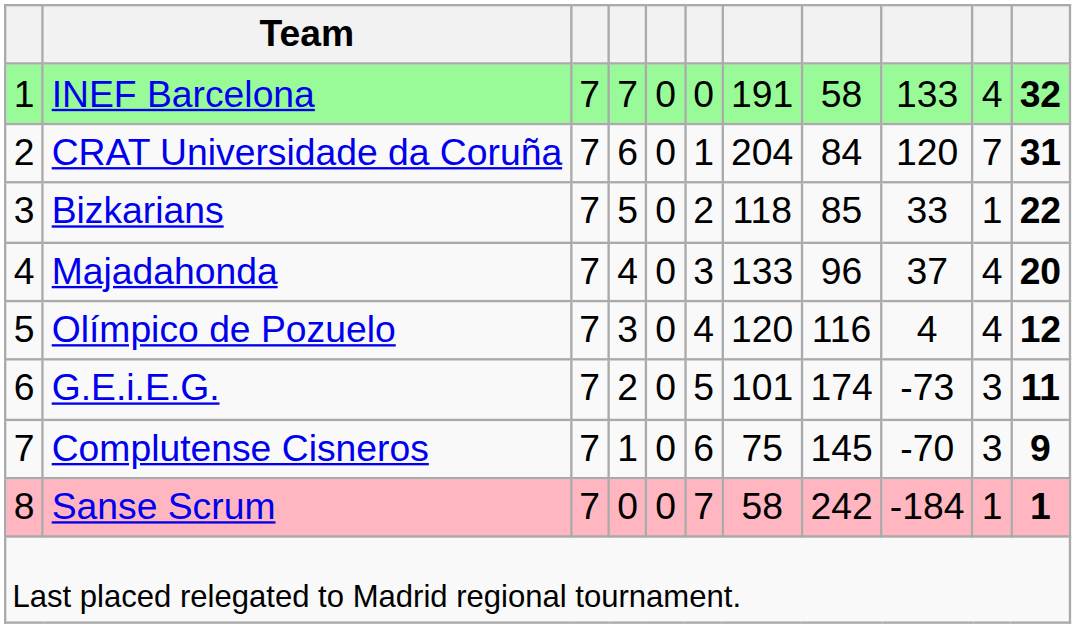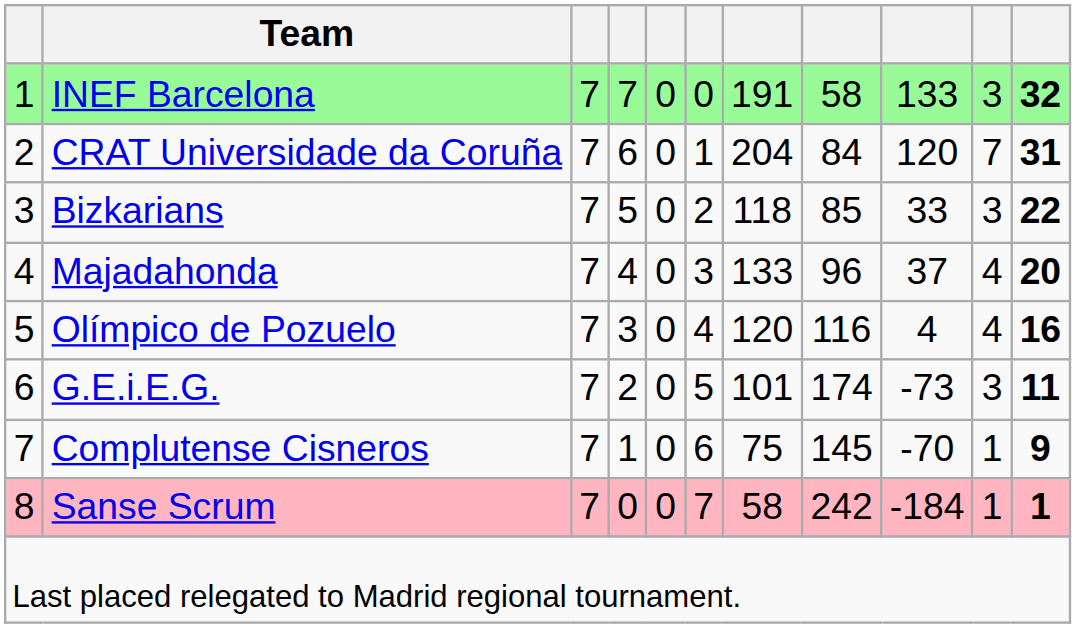(992, 93) 4 -> (992, 93) 3
(992, 211) 1 -> (992, 211) 3
(1040, 329) 12 -> (1040, 329) 16
(992, 447) 3 -> (992, 447) 1
